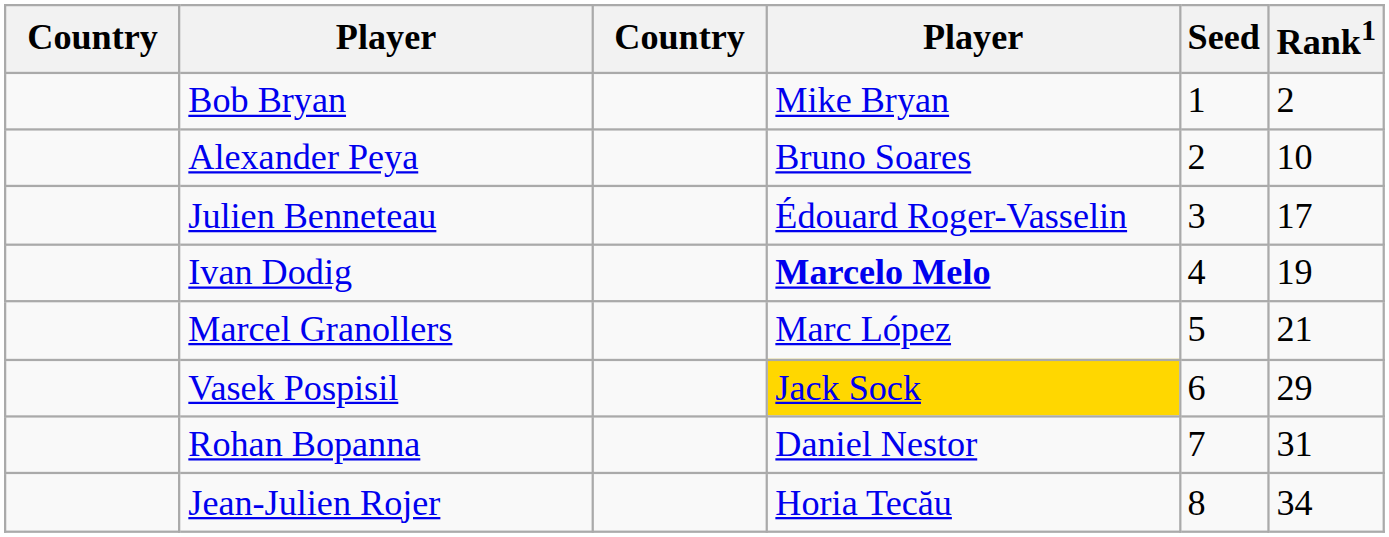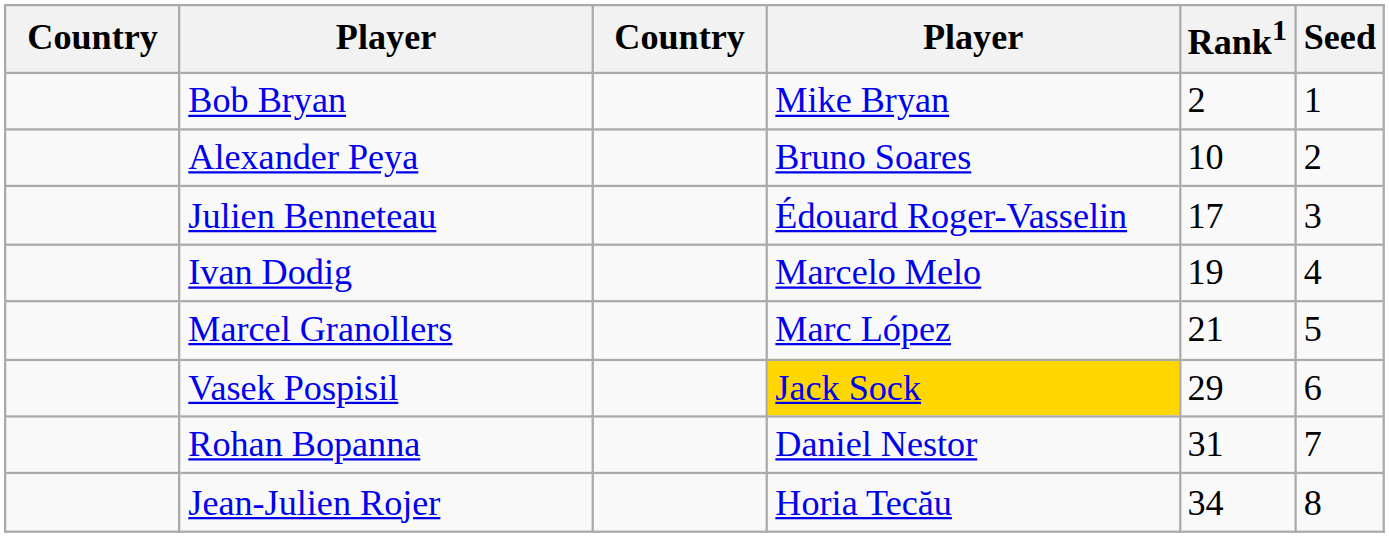columns swapped: (1326, 38) <-> (1224, 38)
(883, 272) bold -> (878, 272) normal
